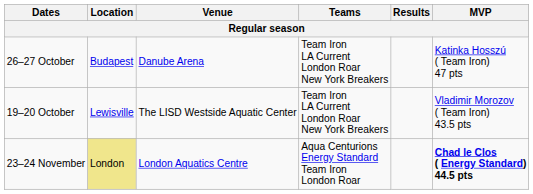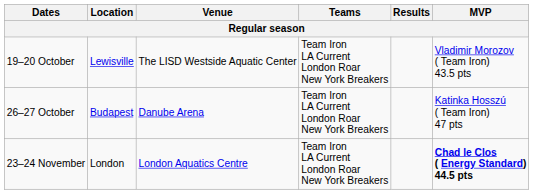rows swapped: (41, 113) <-> (41, 62)
(107, 163) khaki background -> (107, 163) no background
(340, 163) Aqua Centurions Energy Standard Team Iron London Roar -> (345, 163) Team Iron LA Current London Roar New York Breakers
